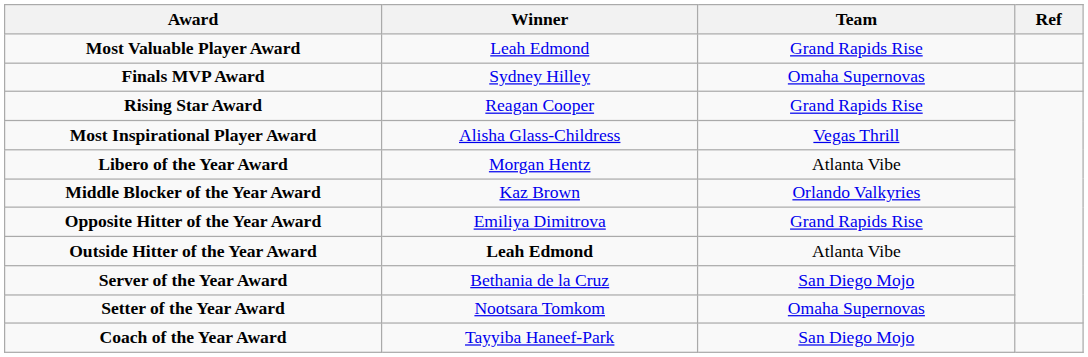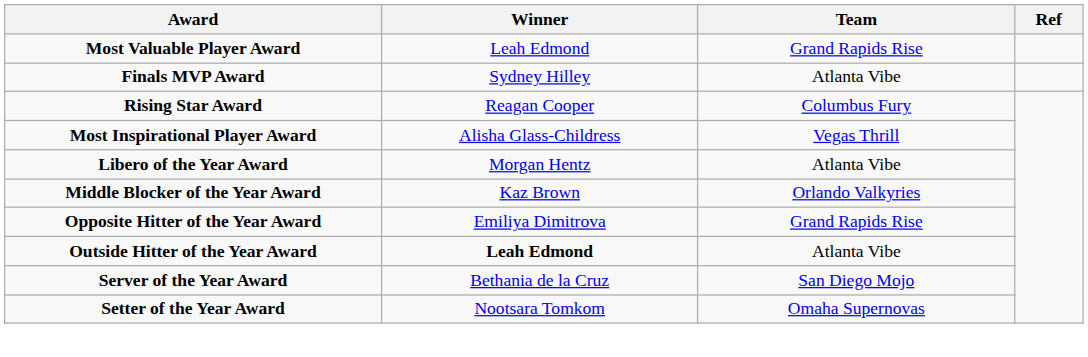(856, 77) Omaha Supernovas -> (856, 77) Atlanta Vibe
(856, 106) Grand Rapids Rise -> (856, 106) Columbus Fury
- row: (193, 338)
